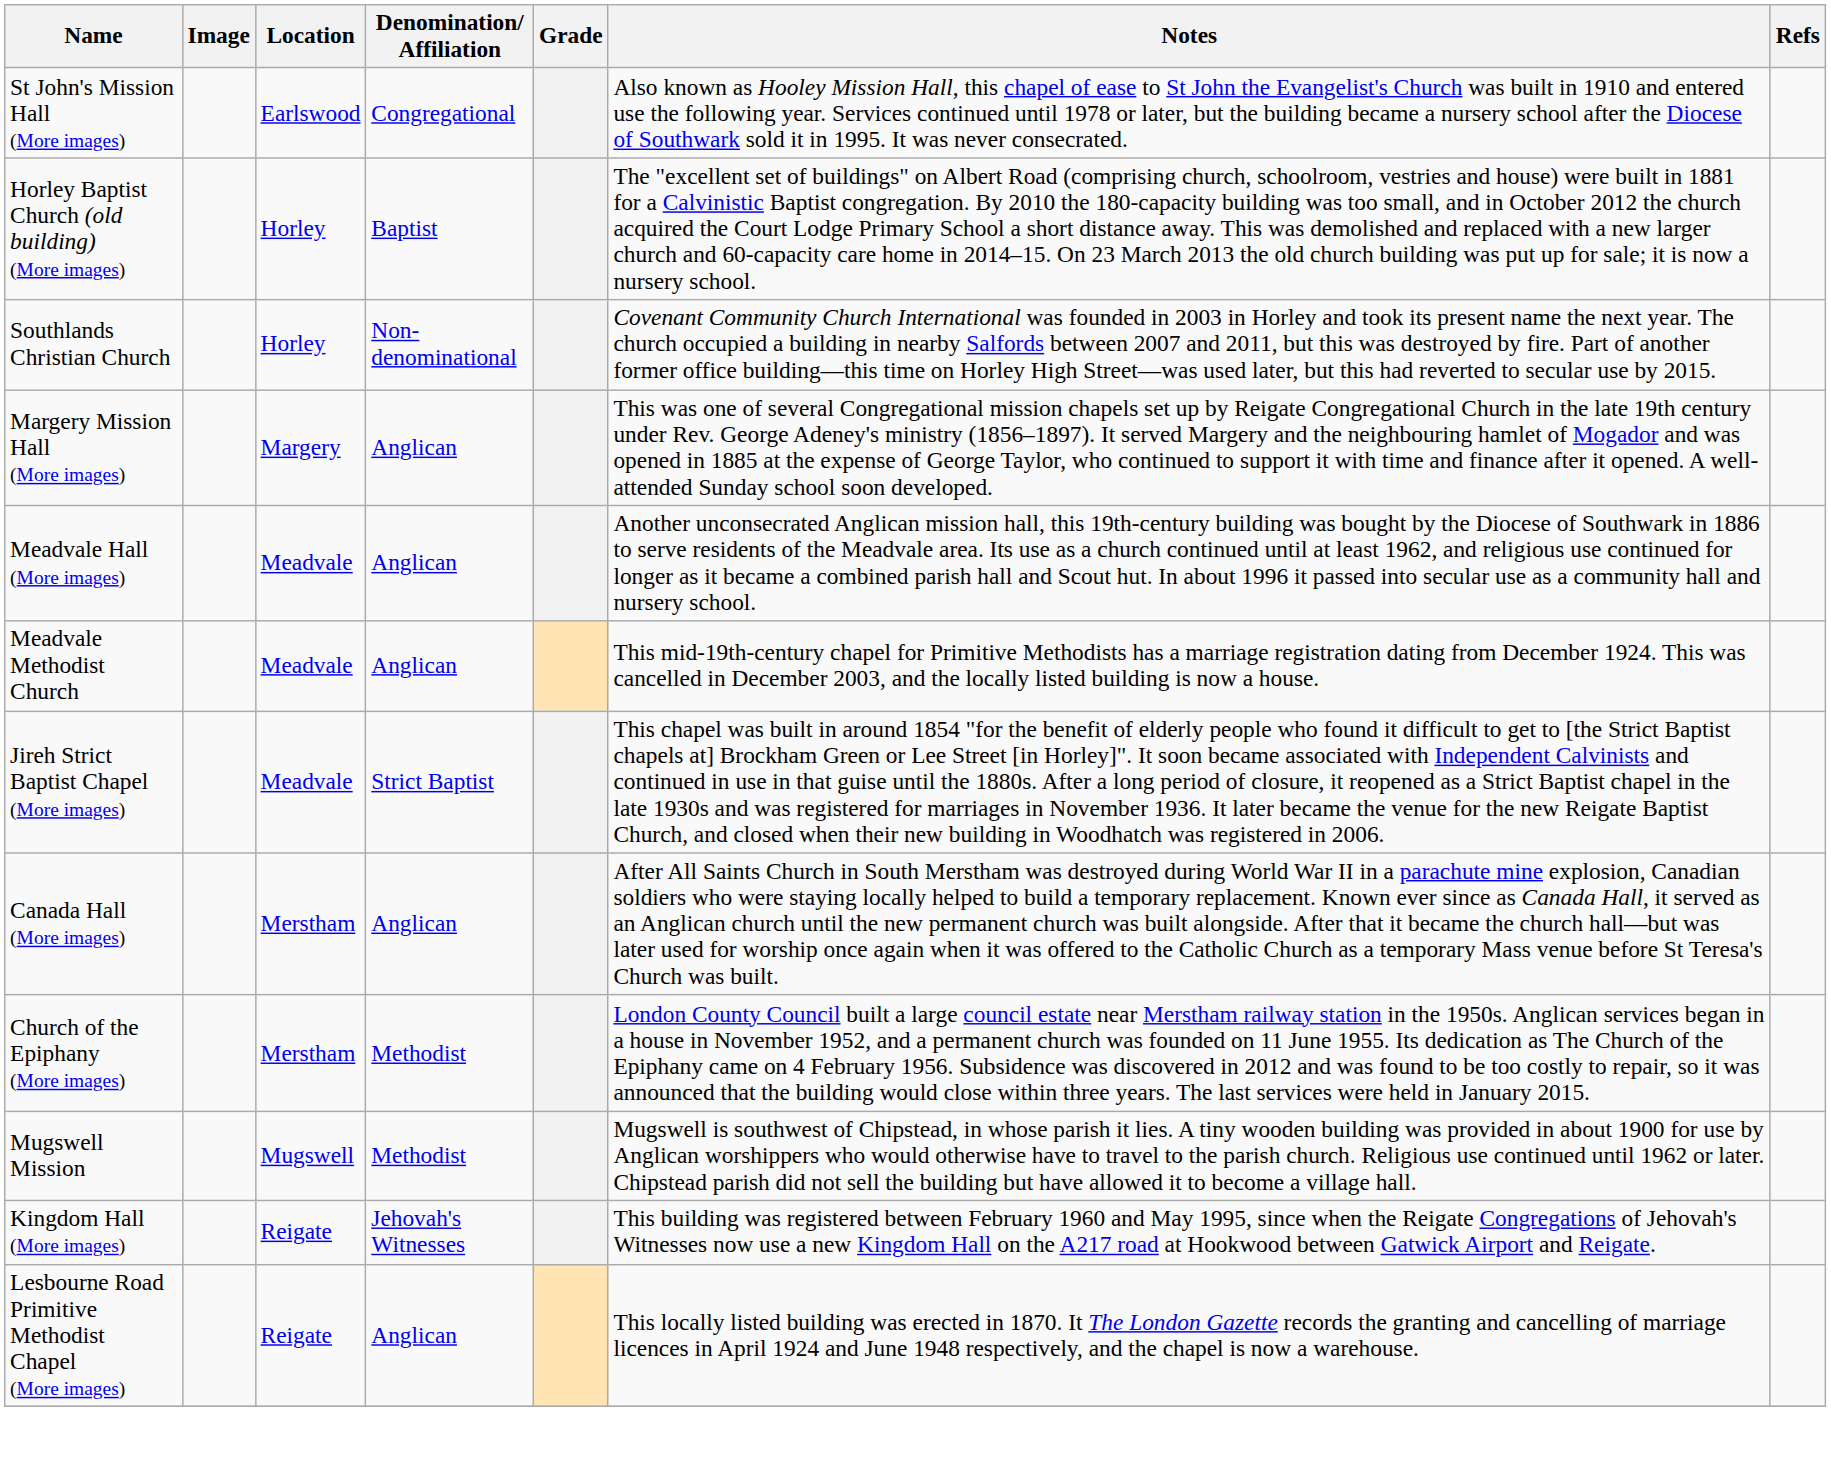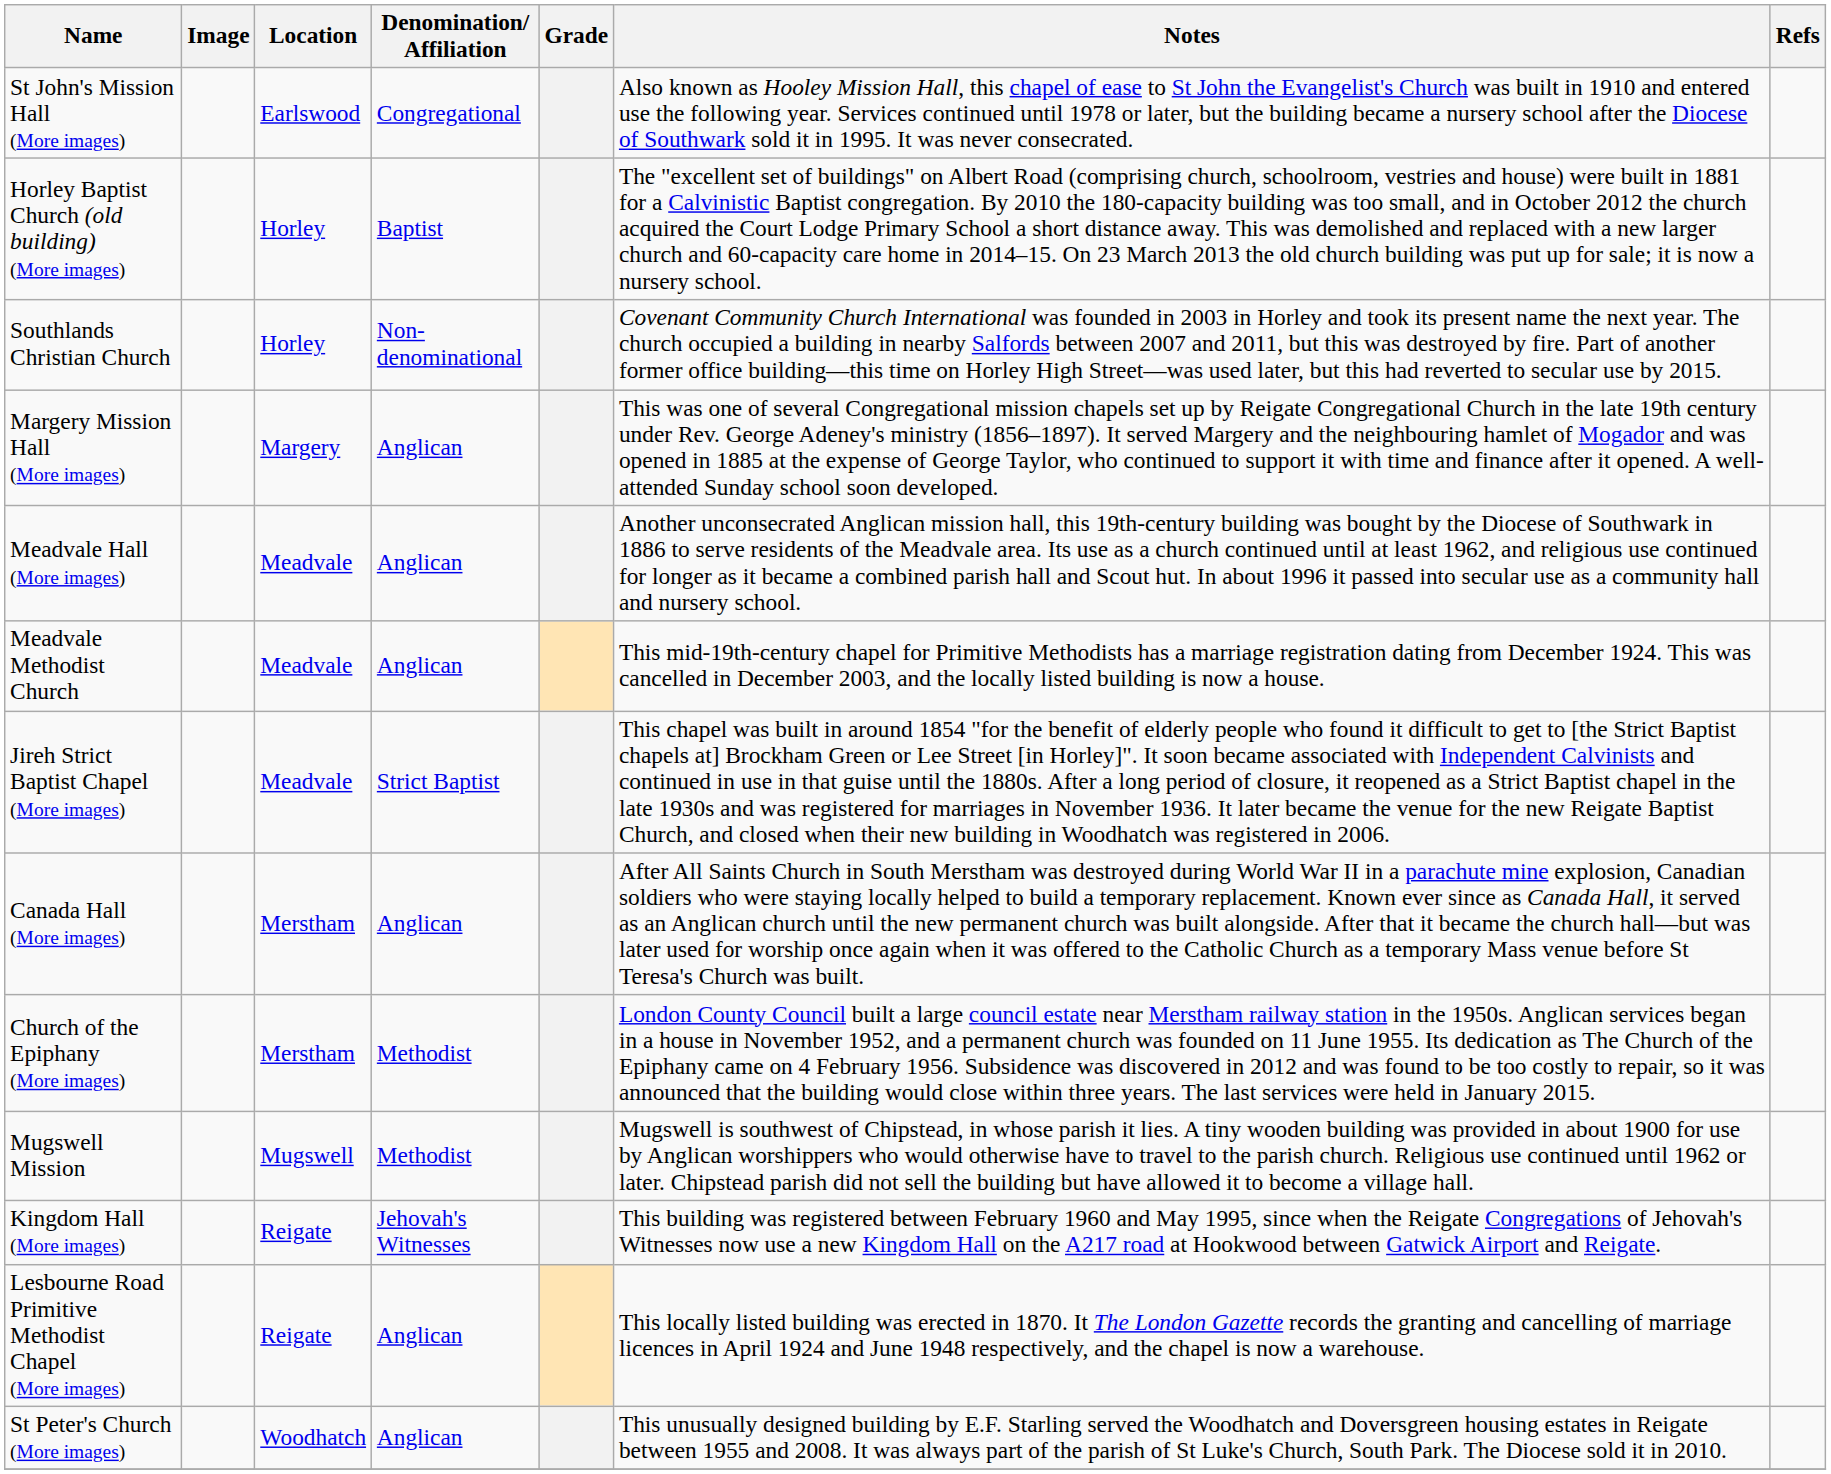+ row: (91, 1437)
